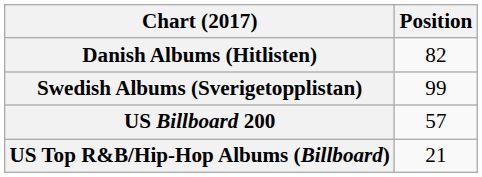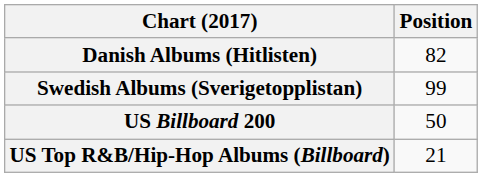(436, 121) 57 -> (436, 121) 50
